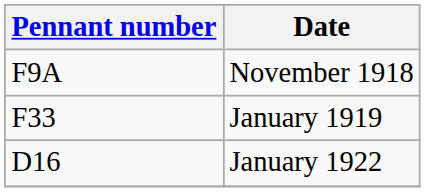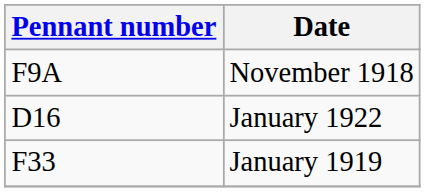rows swapped: (306, 117) <-> (306, 162)
